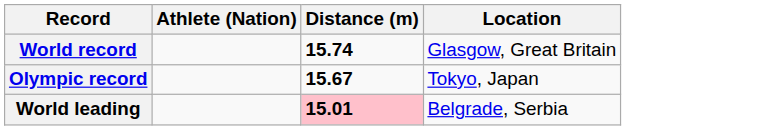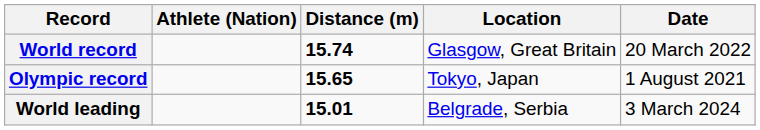+ column: (688, 19)
(329, 79) 15.67 -> (329, 79) 15.65
(329, 109) pink background -> (329, 109) no background
